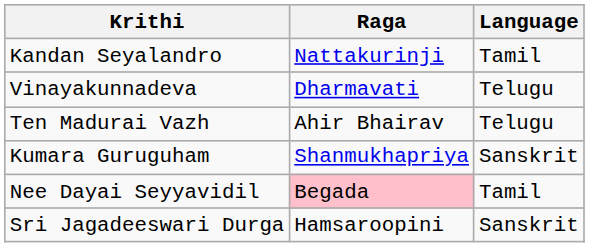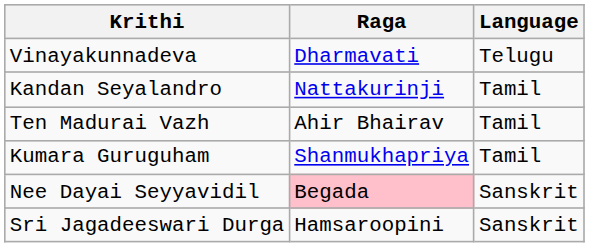rows swapped: (103, 90) <-> (116, 56)
(516, 123) Telugu -> (510, 123) Tamil
(529, 157) Sanskrit -> (510, 157) Tamil
(510, 191) Tamil -> (529, 191) Sanskrit
